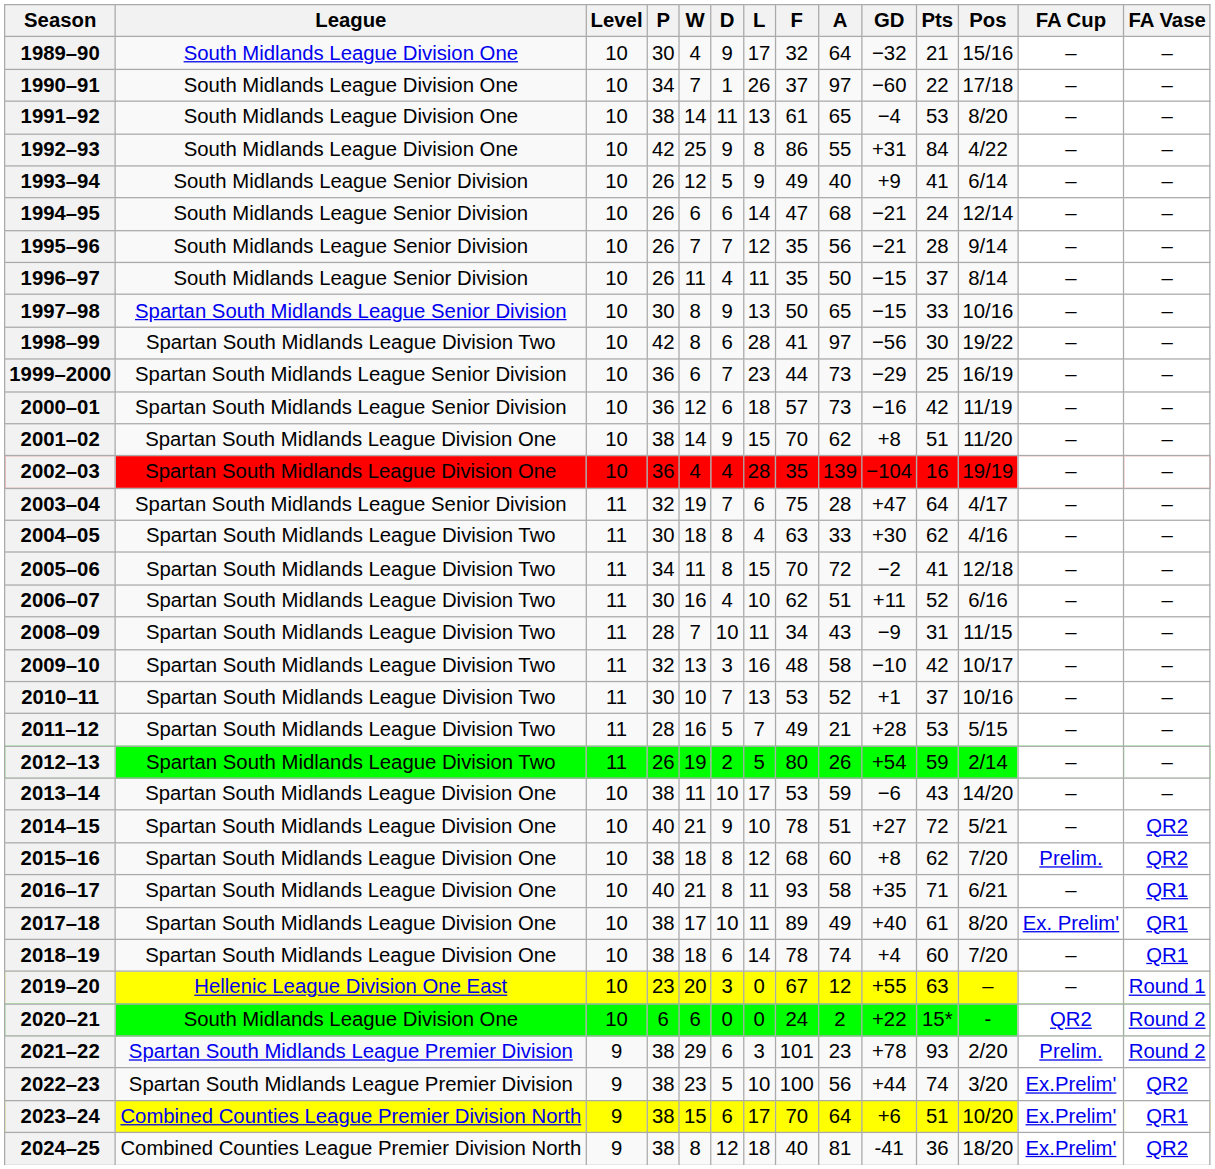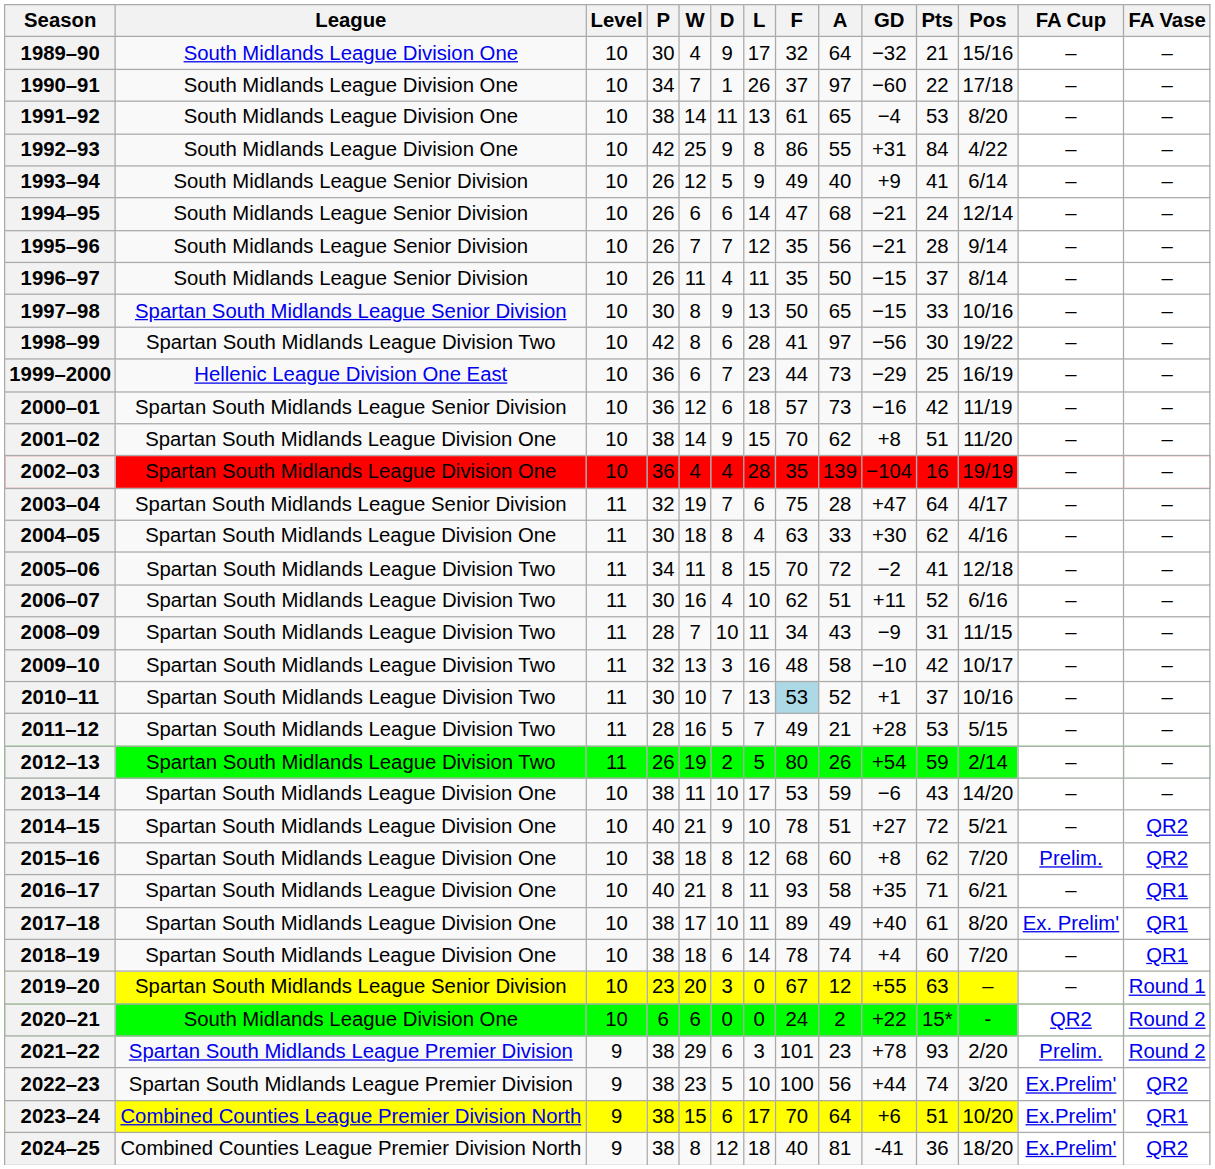(351, 375) Spartan South Midlands League Senior Division -> (351, 375) Hellenic League Division One East
(351, 536) Spartan South Midlands League Division Two -> (351, 536) Spartan South Midlands League Division One
(797, 697) no background -> (797, 697) lightblue background
(351, 987) Hellenic League Division One East -> (351, 987) Spartan South Midlands League Senior Division
